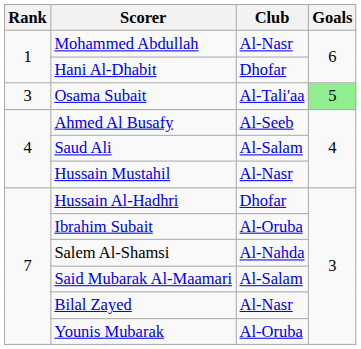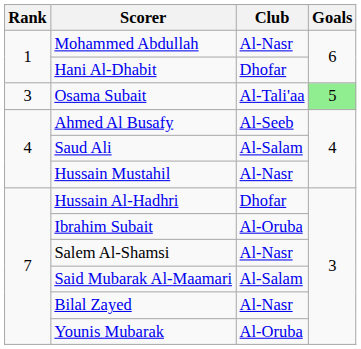(272, 252) Al-Nahda -> (266, 252) Al-Nasr
